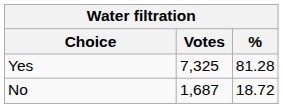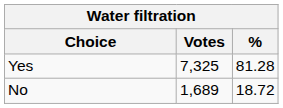(200, 90) 1,687 -> (200, 90) 1,689
